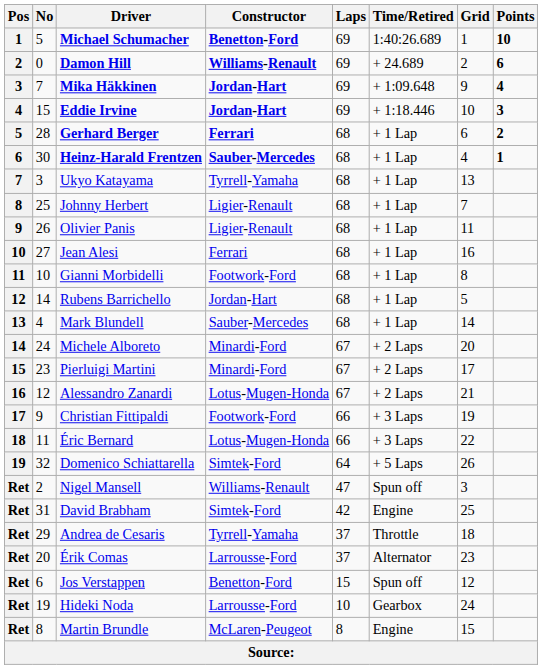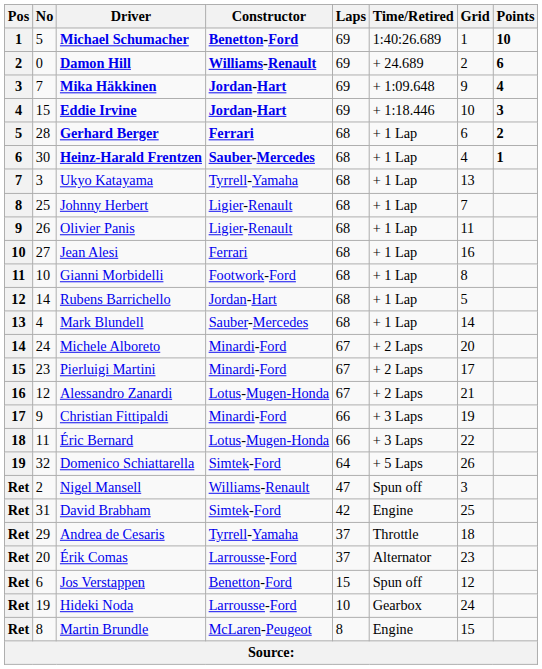(252, 416) Footwork-Ford -> (248, 416) Minardi-Ford
